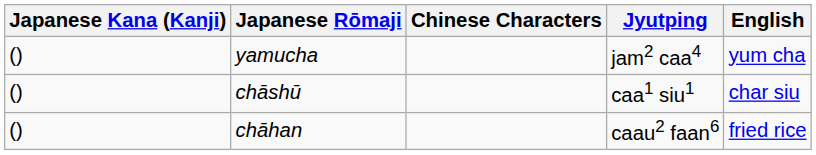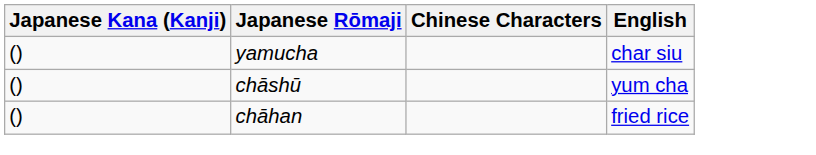- column: (665, 20)
(767, 55) yum cha -> (647, 52) char siu
(764, 93) char siu -> (650, 85) yum cha
